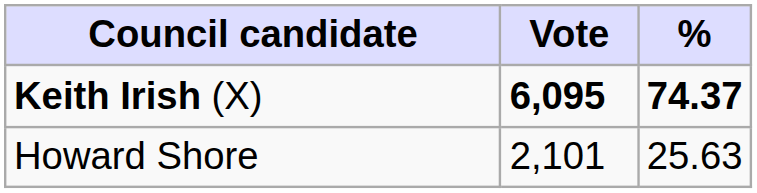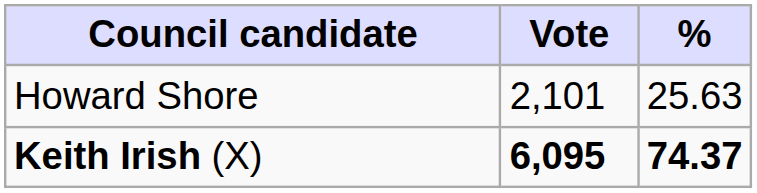rows swapped: (138, 95) <-> (136, 156)
